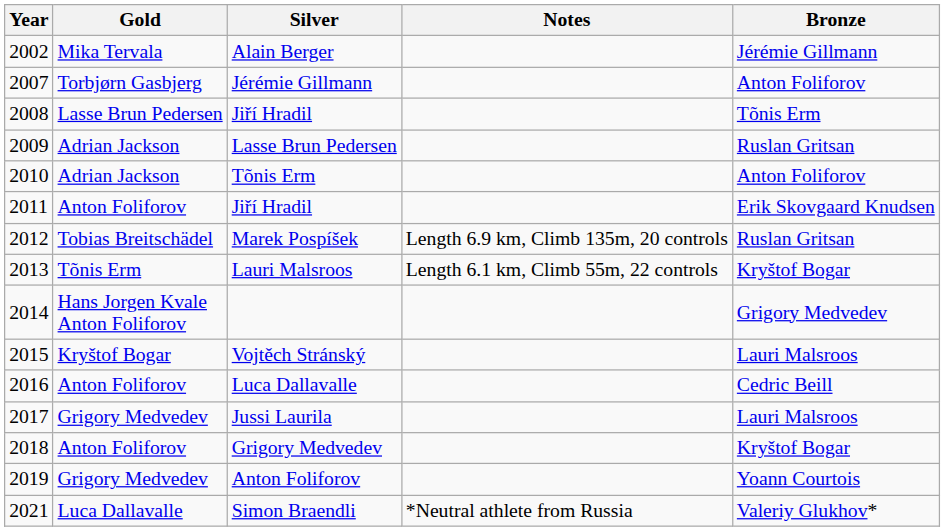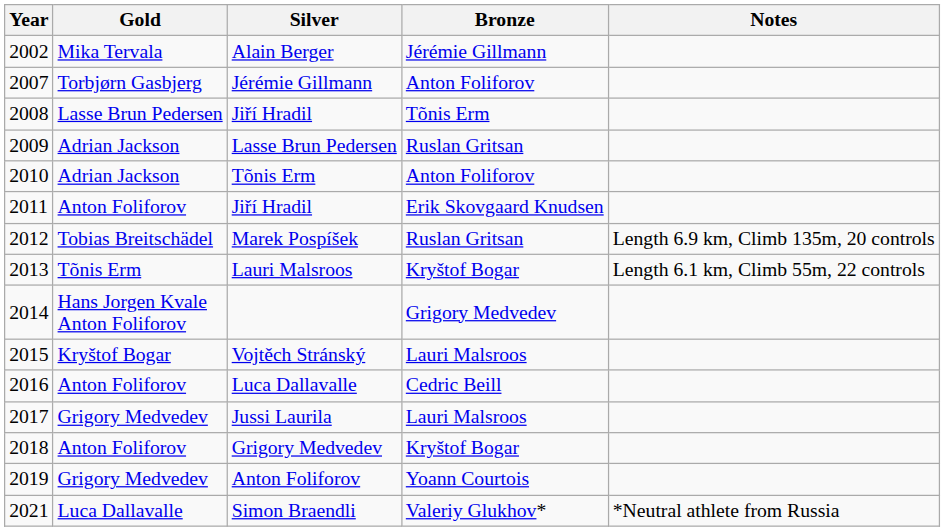columns swapped: (836, 20) <-> (567, 20)
